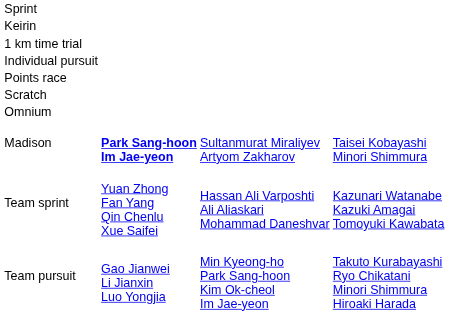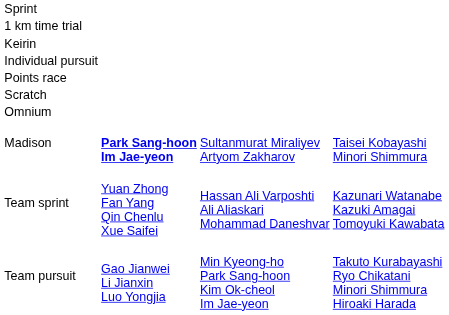rows swapped: (43, 43) <-> (20, 26)
